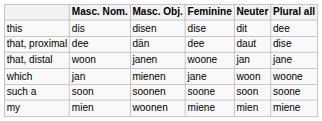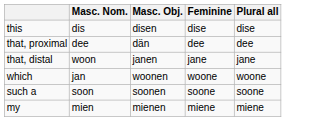- column: (252, 12)
(281, 28) dee -> (246, 28) dise
(282, 44) dise -> (245, 44) dee
(202, 60) woone -> (197, 60) jane
(149, 76) mienen -> (150, 76) woonen
(197, 76) jane -> (202, 76) woone
(150, 108) woonen -> (149, 108) mienen
